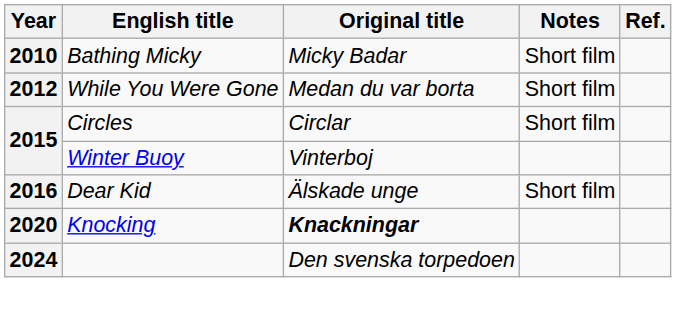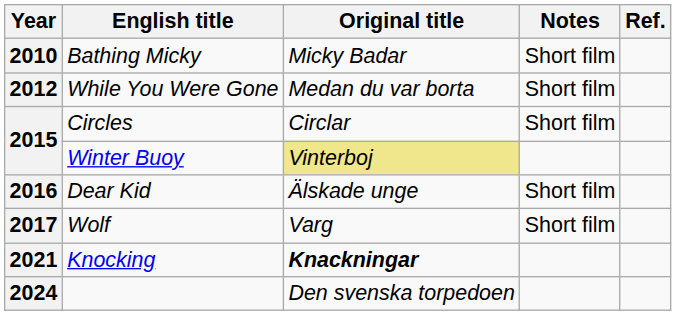(331, 157) no background -> (331, 157) khaki background
+ row: (89, 225)
(33, 225) 2020 -> (33, 259) 2021
